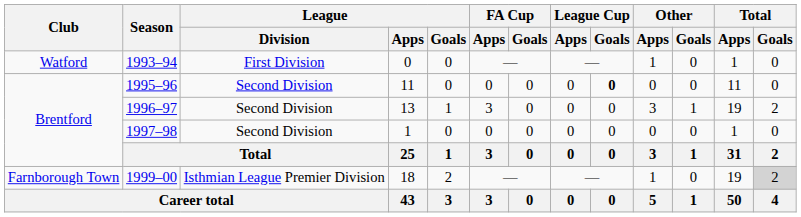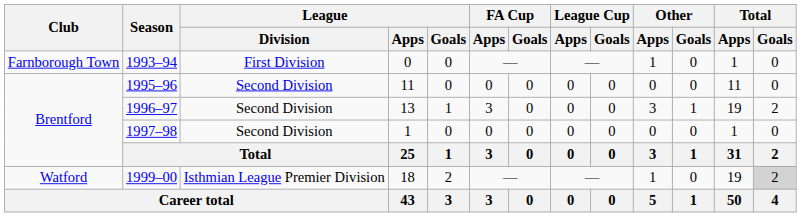(64, 62) Watford -> (64, 62) Farnborough Town
(612, 85) bold -> (612, 85) normal
(64, 177) Farnborough Town -> (64, 177) Watford
